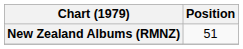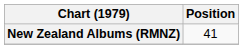(211, 34) 51 -> (211, 34) 41
